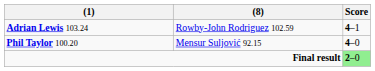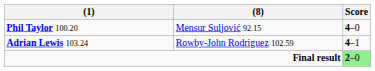rows swapped: (42, 43) <-> (47, 27)
